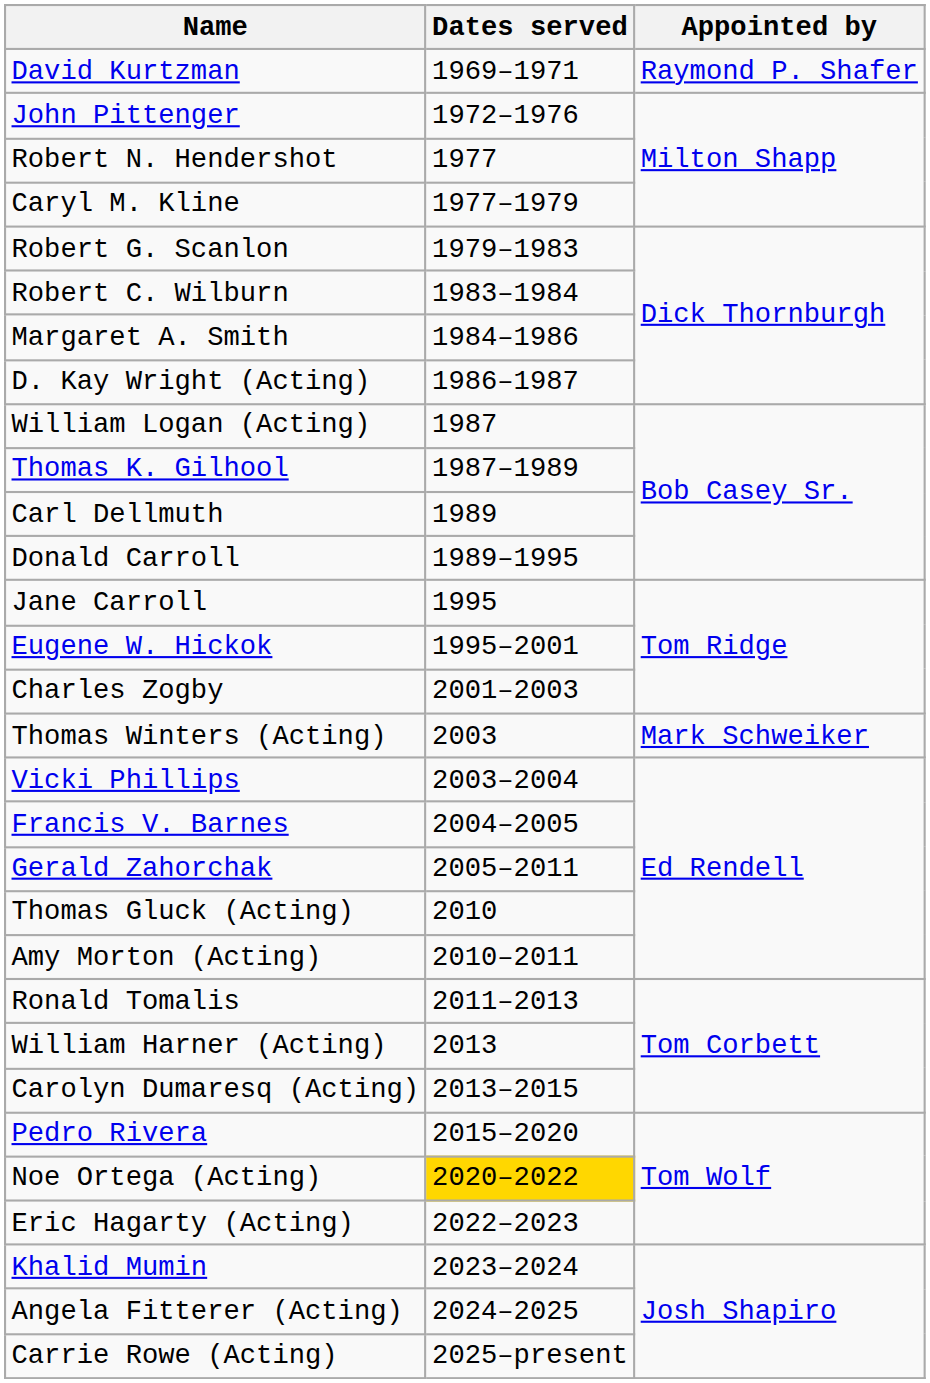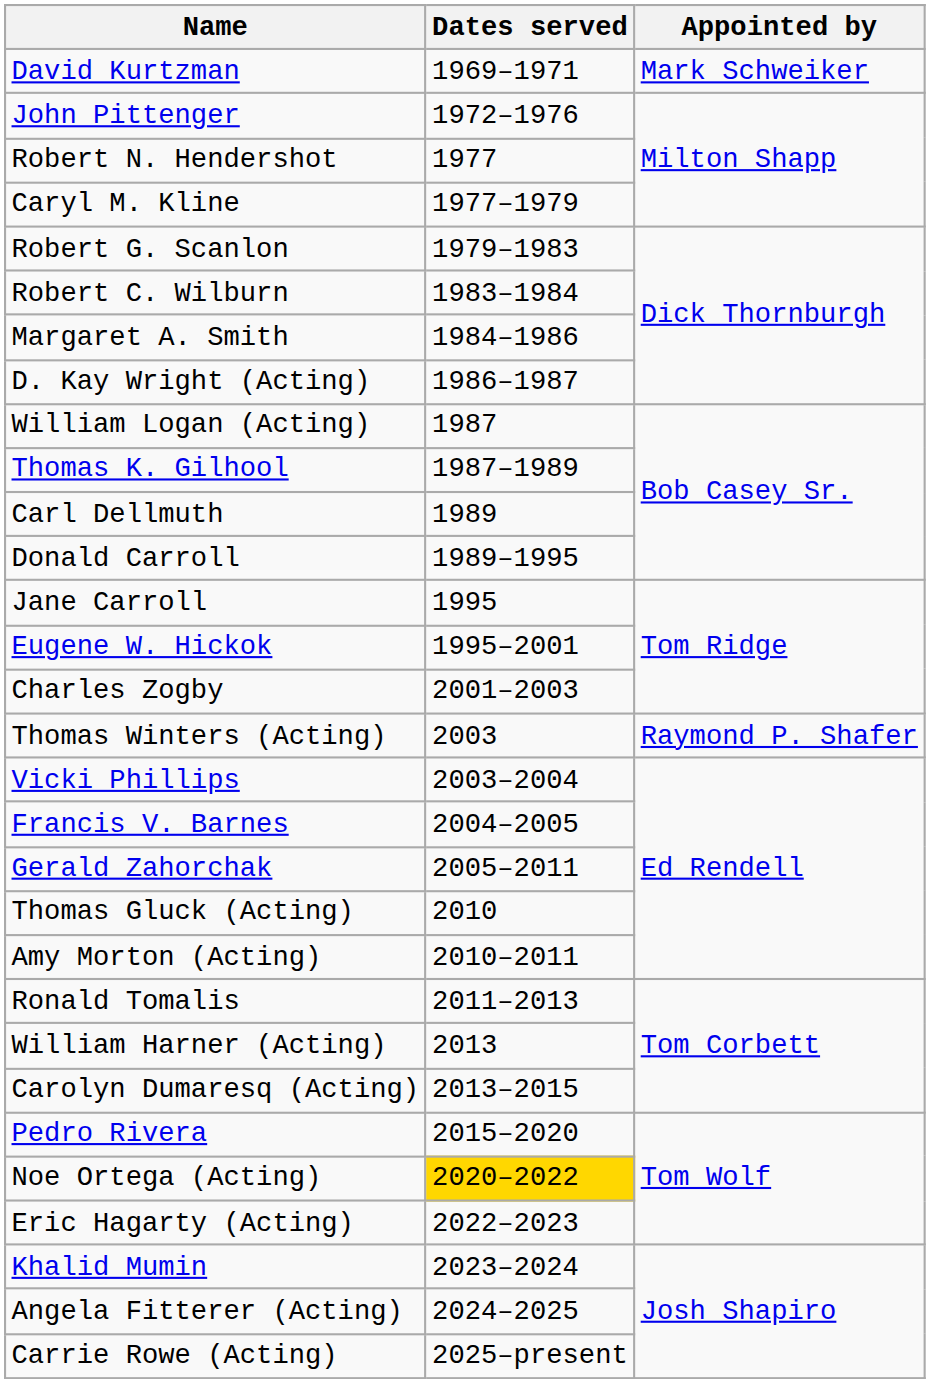(779, 71) Raymond P. Shafer -> (755, 71) Mark Schweiker
(755, 736) Mark Schweiker -> (779, 736) Raymond P. Shafer
